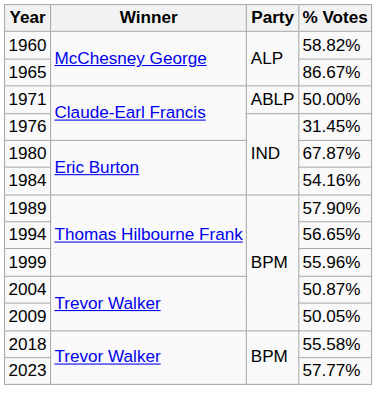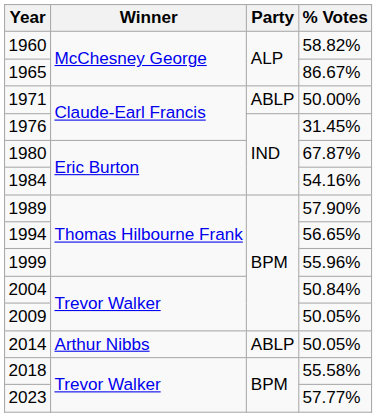(331, 289) 50.87% -> (331, 289) 50.84%
+ row: (28, 343)
